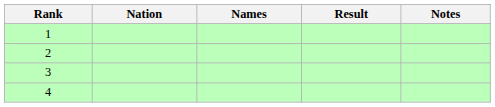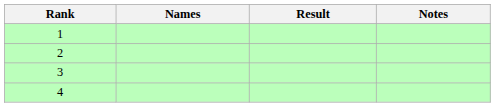- column: (144, 14)
